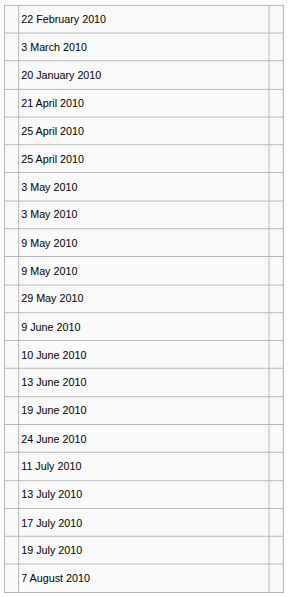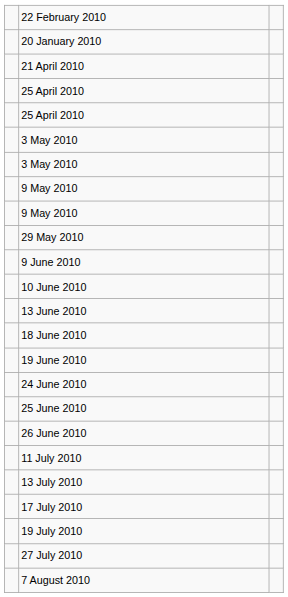- row: (12, 47)
+ row: (12, 335)
+ row: (12, 409)
+ row: (12, 433)
+ row: (12, 556)
